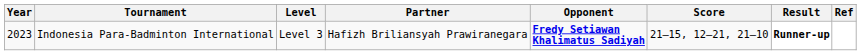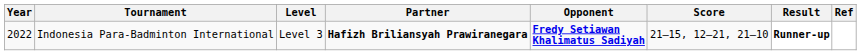(19, 36) 2023 -> (19, 36) 2022
(428, 36) normal -> (428, 36) bold
